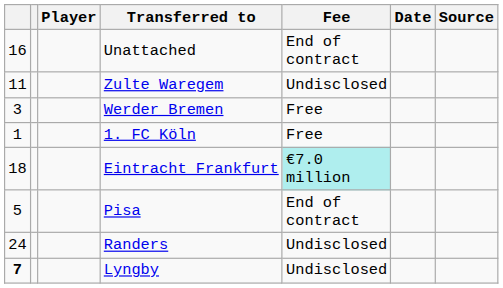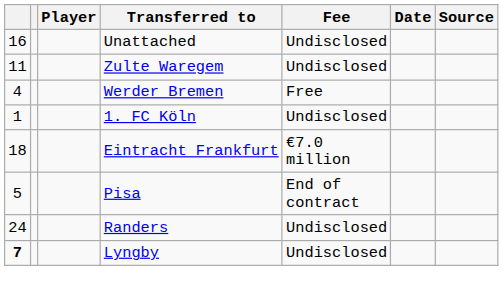(323, 51) End of contract -> (337, 42) Undisclosed
(17, 110) 3 -> (17, 92) 4
(304, 135) Free -> (337, 117) Undisclosed
(318, 169) paleturquoise background -> (318, 151) no background
